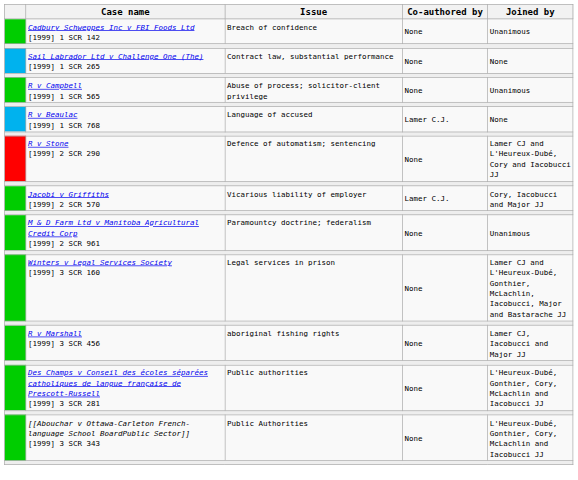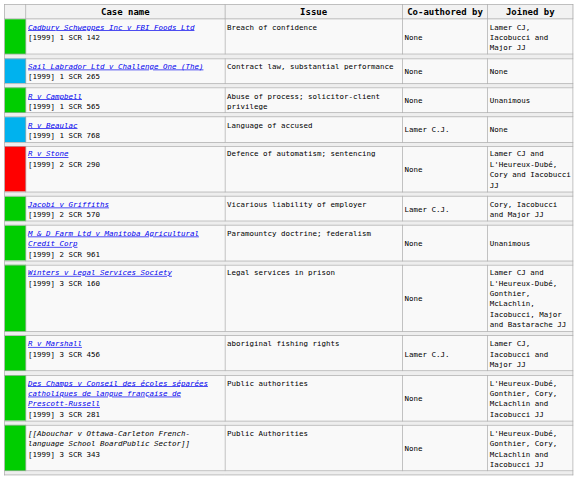(510, 32) Unanimous -> (519, 37) Lamer CJ, Iacobucci and Major JJ
(413, 344) None -> (427, 354) Lamer C.J.
